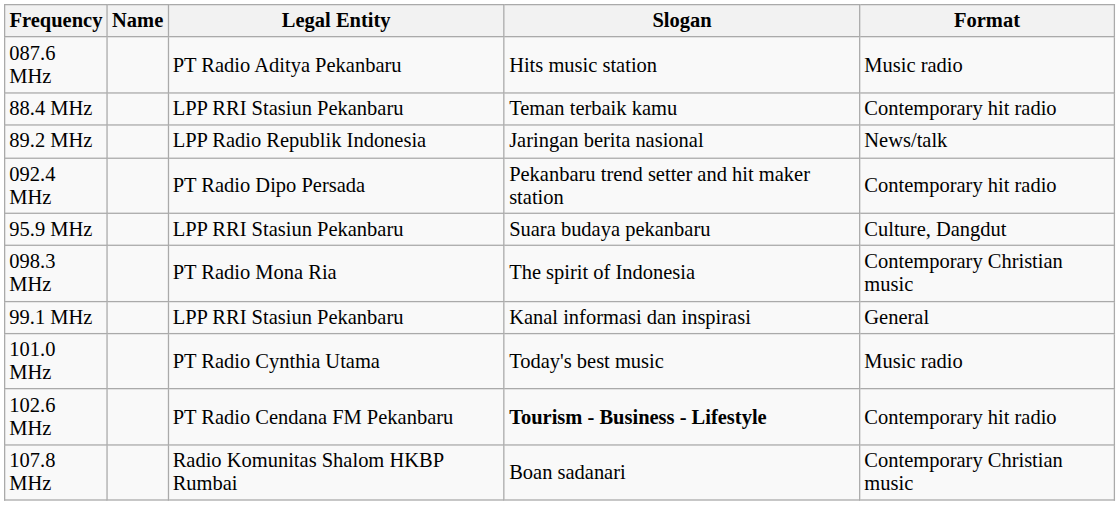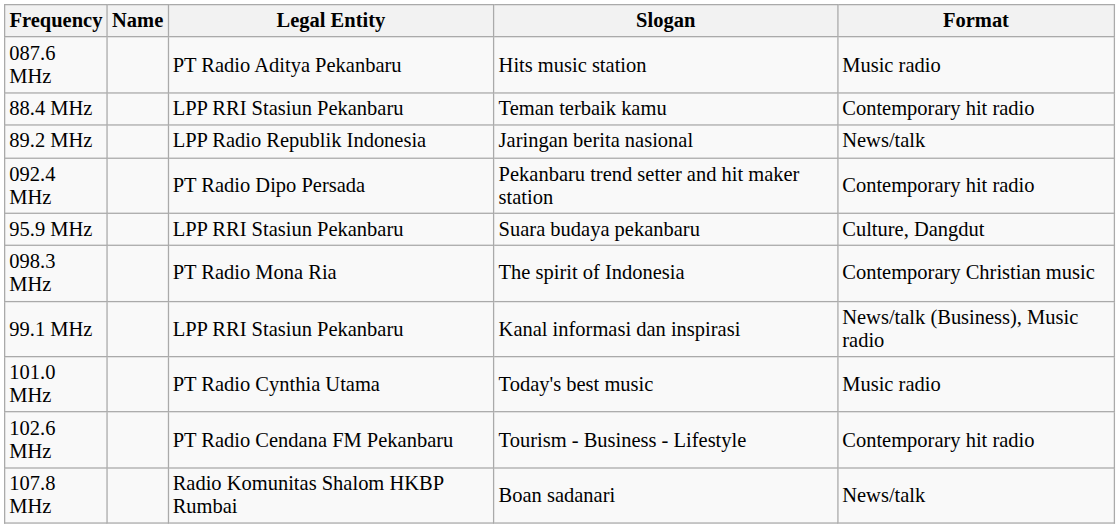(897, 317) General -> (960, 328) News/talk (Business), Music radio
(638, 416) bold -> (622, 439) normal
(964, 472) Contemporary Christian music -> (884, 495) News/talk
